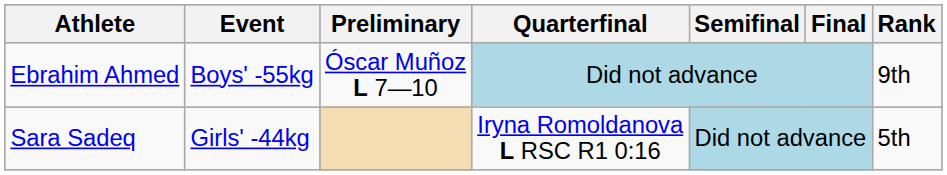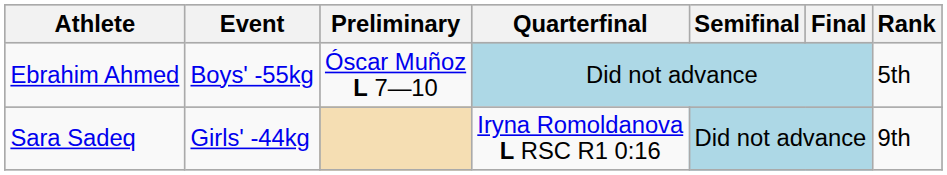(894, 75) 9th -> (894, 75) 5th
(894, 139) 5th -> (894, 139) 9th
